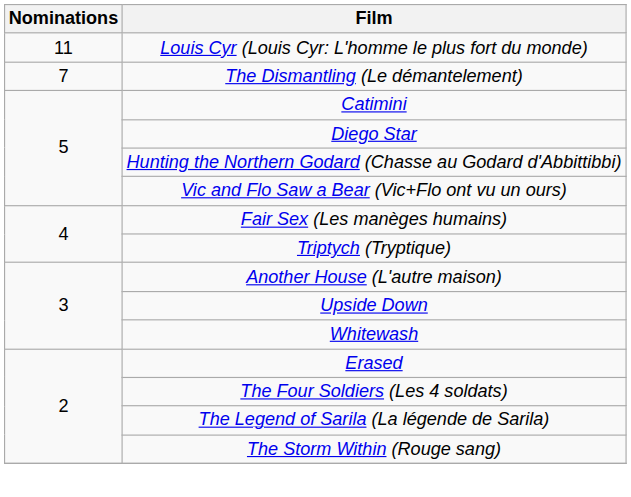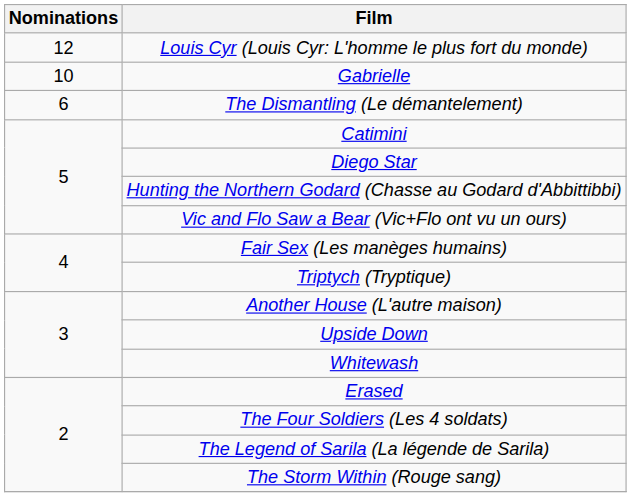(63, 47) 11 -> (63, 47) 12
+ row: (374, 76)
(63, 76) 7 -> (63, 104) 6
